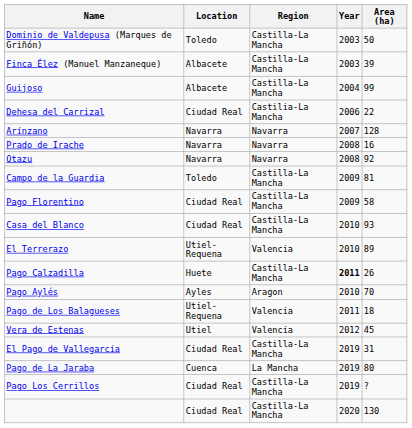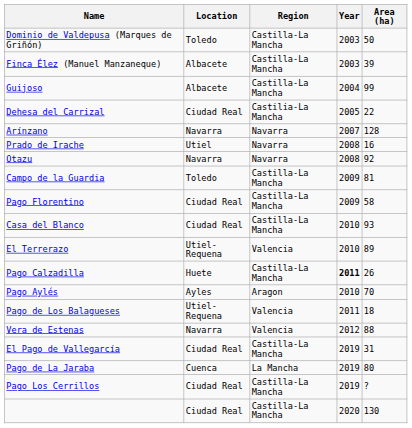(349, 112) 2006 -> (349, 112) 2005
(204, 145) Navarra -> (199, 145) Utiel
(199, 330) Utiel -> (204, 330) Navarra
(369, 330) 45 -> (369, 330) 88
